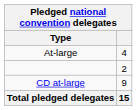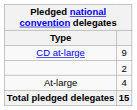rows swapped: (61, 83) <-> (61, 53)
